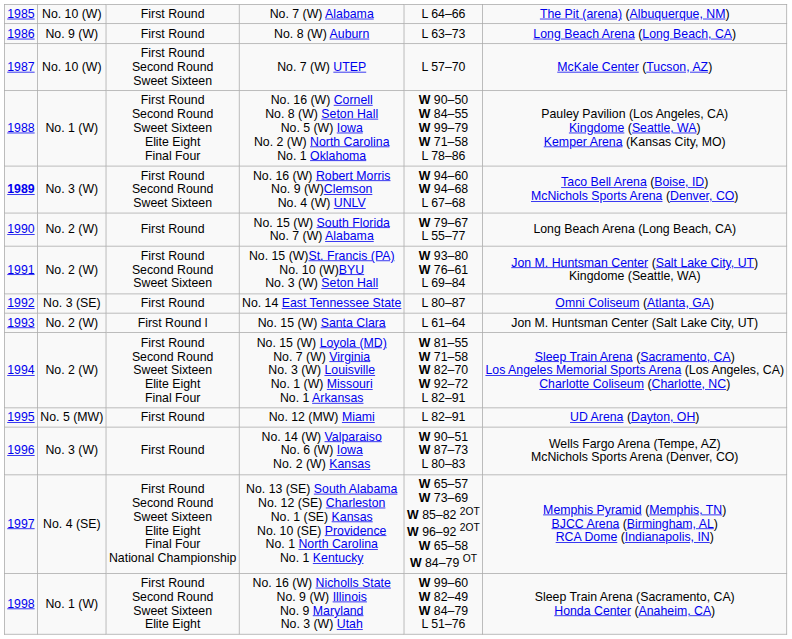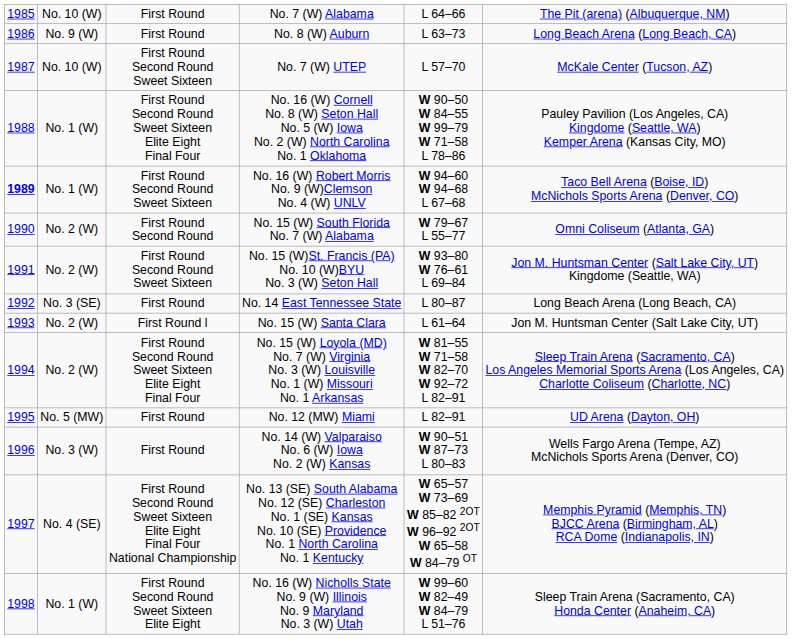(72, 189) No. 3 (W) -> (72, 189) No. 1 (W)
(173, 229) First Round -> (173, 229) First Round Second Round
(635, 229) Long Beach Arena (Long Beach, CA) -> (635, 229) Omni Coliseum (Atlanta, GA)
(635, 303) Omni Coliseum (Atlanta, GA) -> (635, 303) Long Beach Arena (Long Beach, CA)
